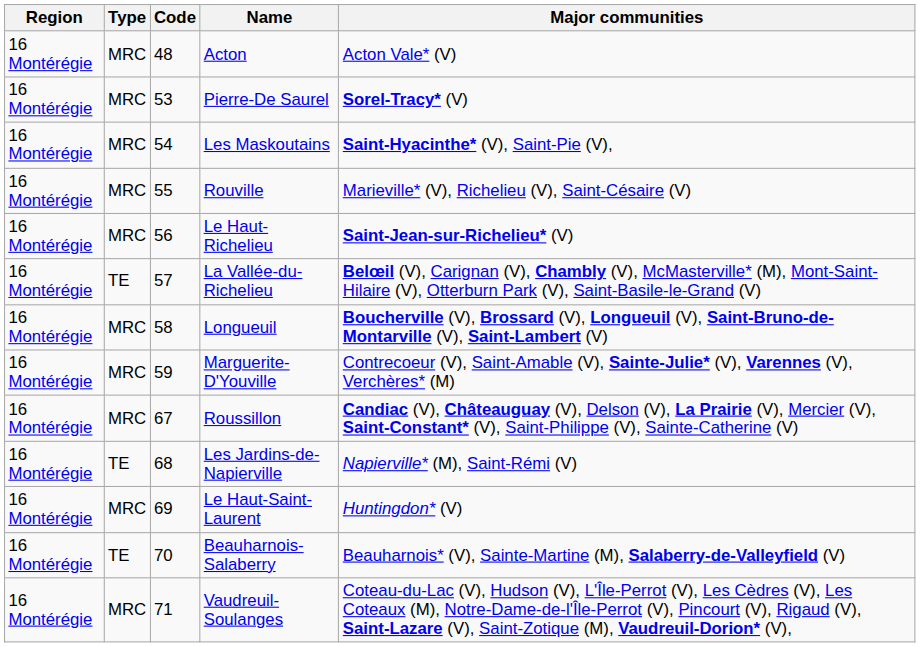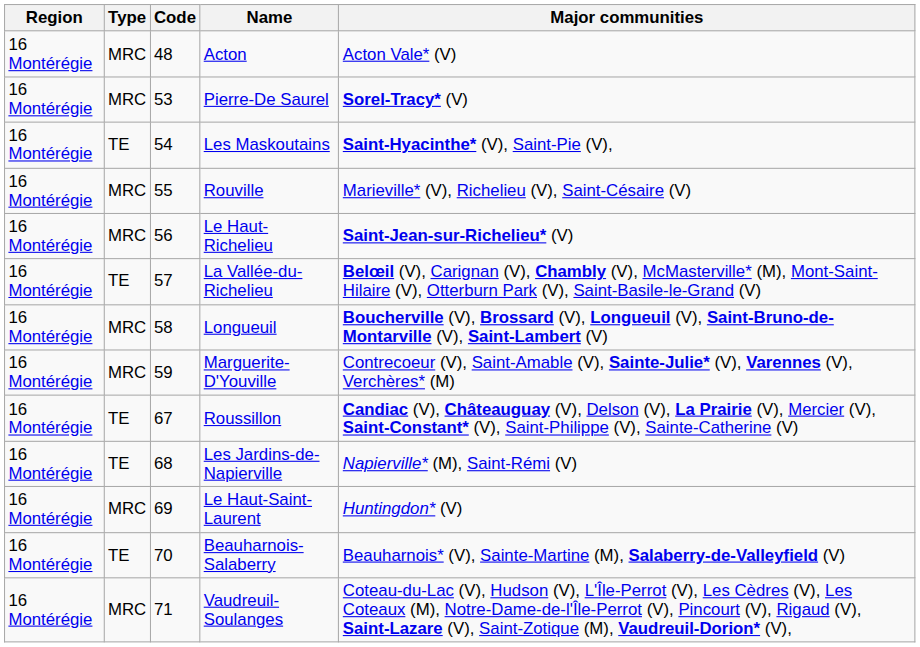(127, 145) MRC -> (119, 145) TE
(127, 418) MRC -> (119, 418) TE
